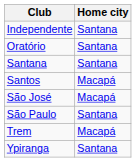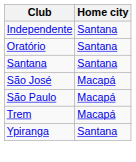- row: (23, 81)
(97, 115) Santana -> (96, 98) Macapá
